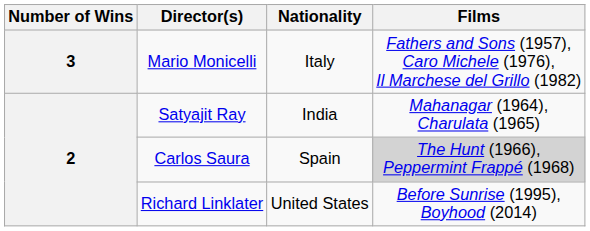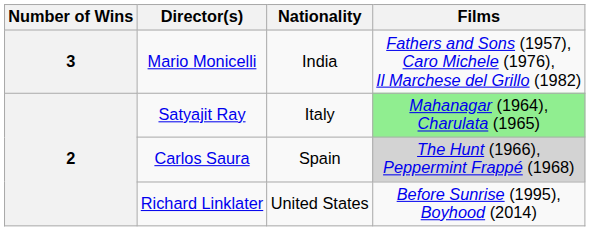(320, 61) Italy -> (320, 61) India
(320, 115) India -> (320, 115) Italy
(479, 115) no background -> (479, 115) lightgreen background
